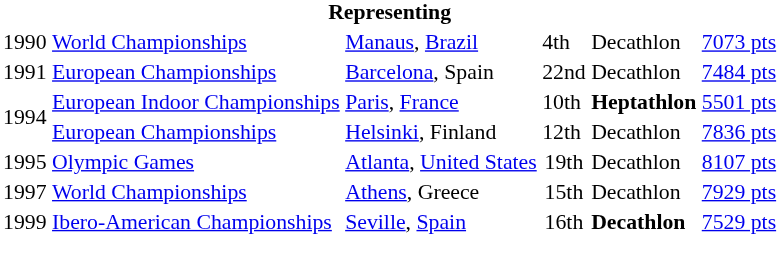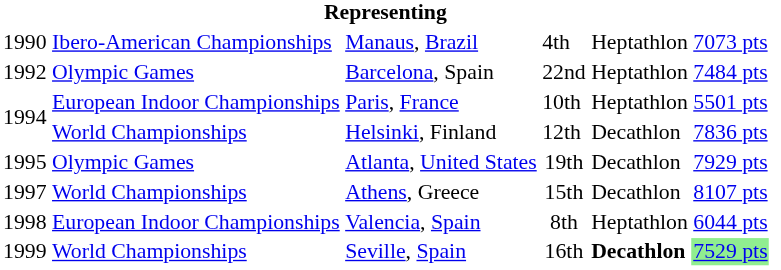(149, 42) World Championships -> (192, 42) Ibero-American Championships
(636, 42) Decathlon -> (639, 42) Heptathlon
(25, 71) 1991 -> (25, 71) 1992
(164, 71) European Championships -> (123, 71) Olympic Games
(636, 71) Decathlon -> (639, 71) Heptathlon
(644, 101) bold -> (639, 101) normal
(164, 131) European Championships -> (149, 131) World Championships
(739, 161) 8107 pts -> (730, 161) 7929 pts
(739, 191) 7929 pts -> (730, 191) 8107 pts
+ row: (413, 221)
(192, 221) Ibero-American Championships -> (149, 251) World Championships
(739, 221) no background -> (730, 251) lightgreen background
